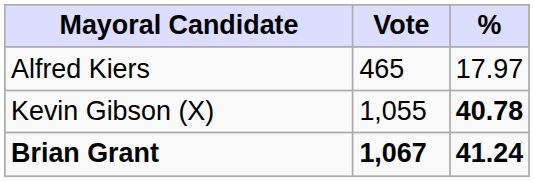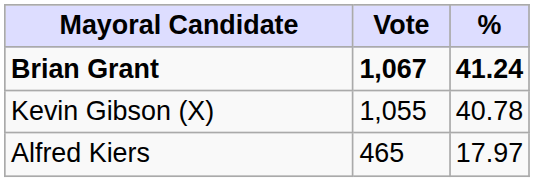rows swapped: (85, 153) <-> (81, 68)
(489, 111) bold -> (489, 111) normal
